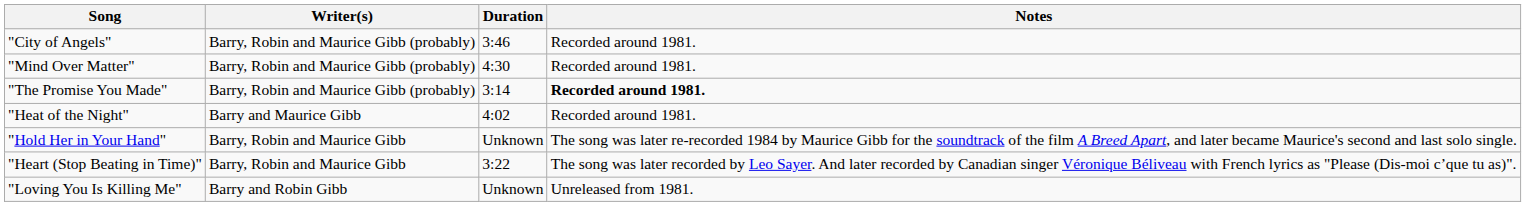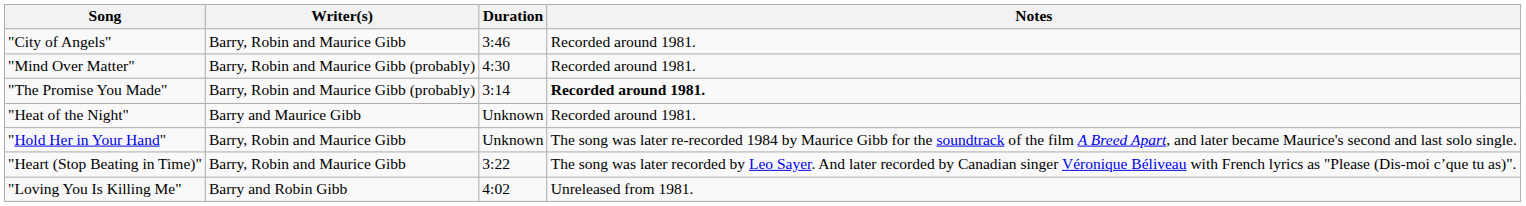(342, 41) Barry, Robin and Maurice Gibb (probably) -> (307, 41) Barry, Robin and Maurice Gibb
(496, 115) 4:02 -> (513, 115) Unknown
(513, 189) Unknown -> (496, 189) 4:02
